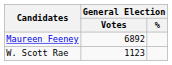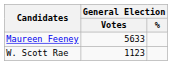(135, 39) 6892 -> (135, 39) 5633
